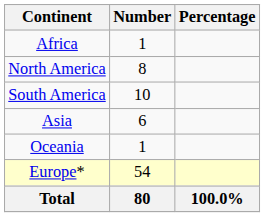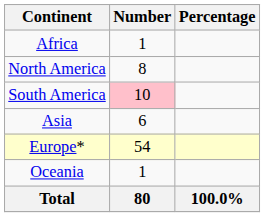(142, 95) no background -> (142, 95) pink background
rows swapped: (57, 172) <-> (57, 146)
